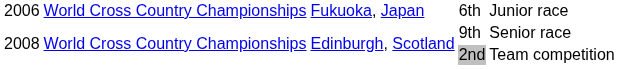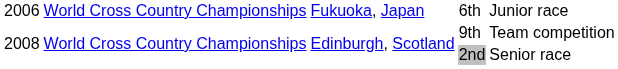(530, 32) Senior race -> (552, 32) Team competition
(552, 54) Team competition -> (530, 54) Senior race
